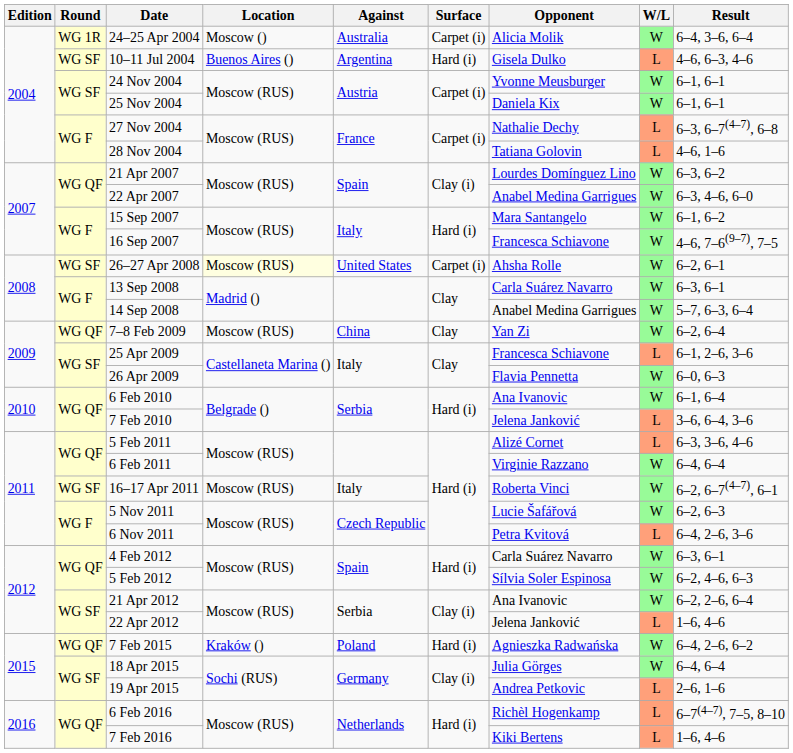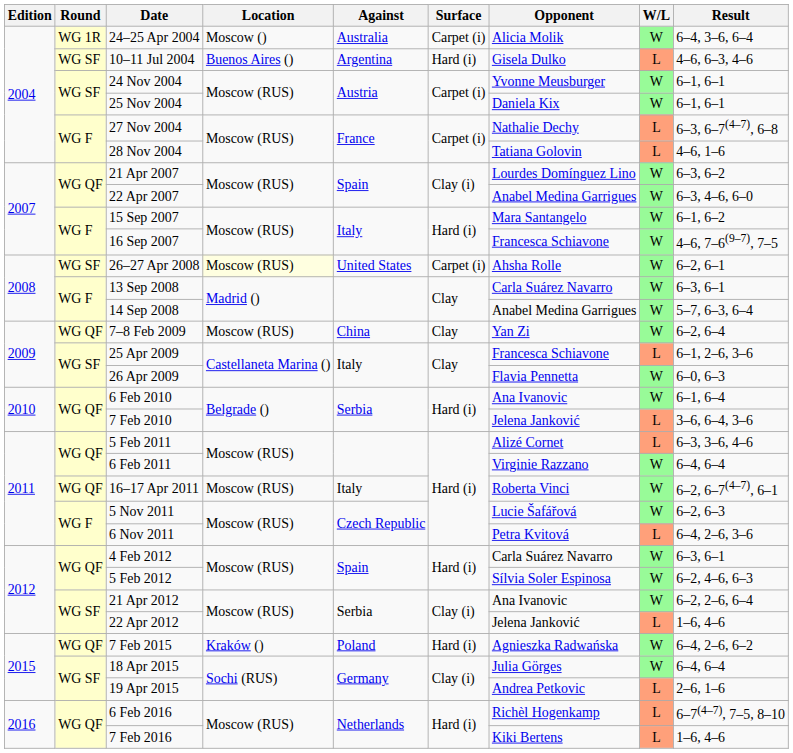(79, 488) WG SF -> (80, 488) WG QF
